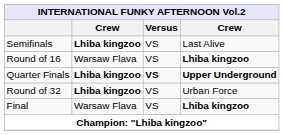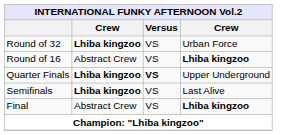rows swapped: (34, 91) <-> (29, 43)
(105, 59) Warsaw Flava -> (105, 59) Abstract Crew
(230, 75) bold -> (226, 75) normal
(105, 106) Warsaw Flava -> (105, 106) Abstract Crew
